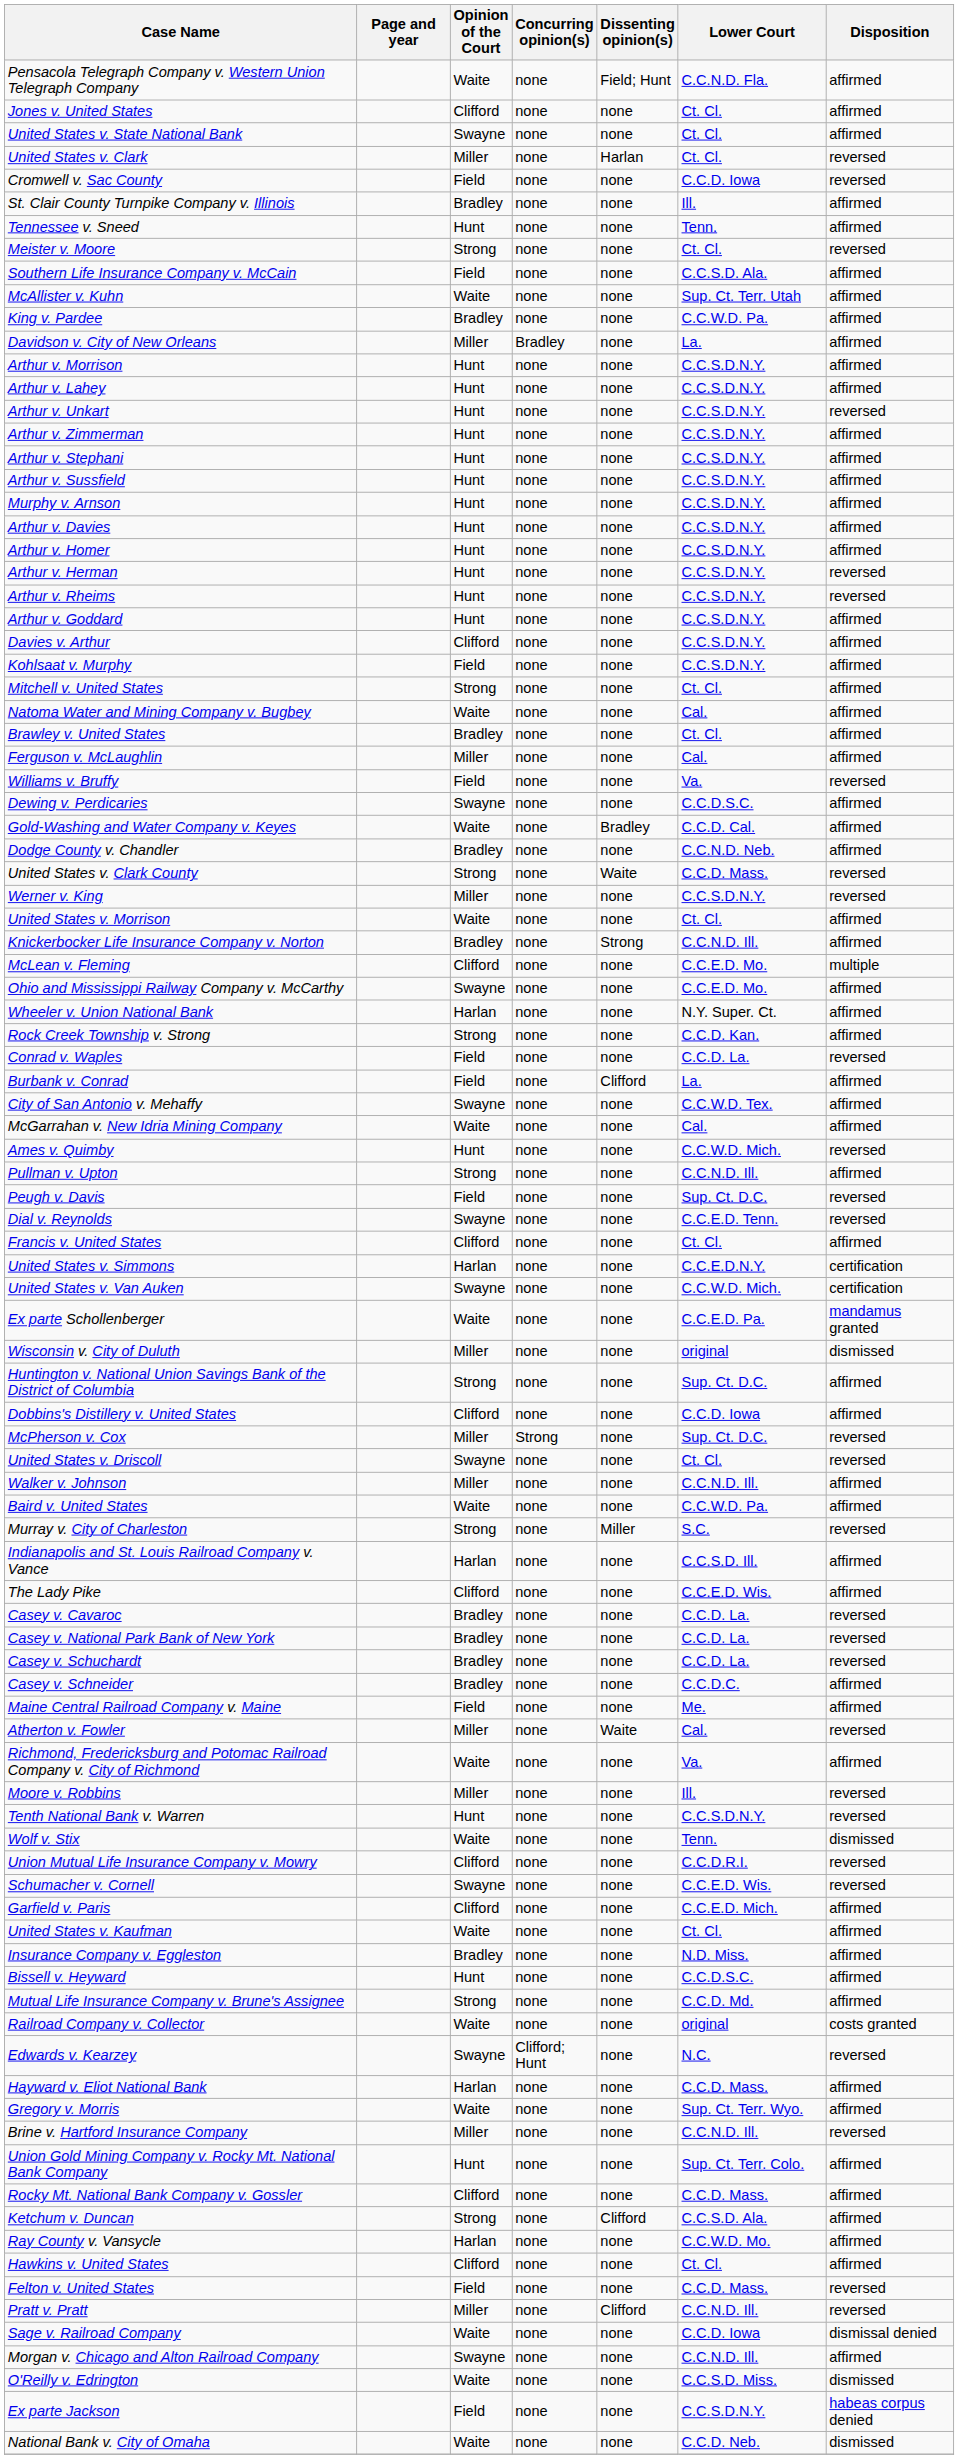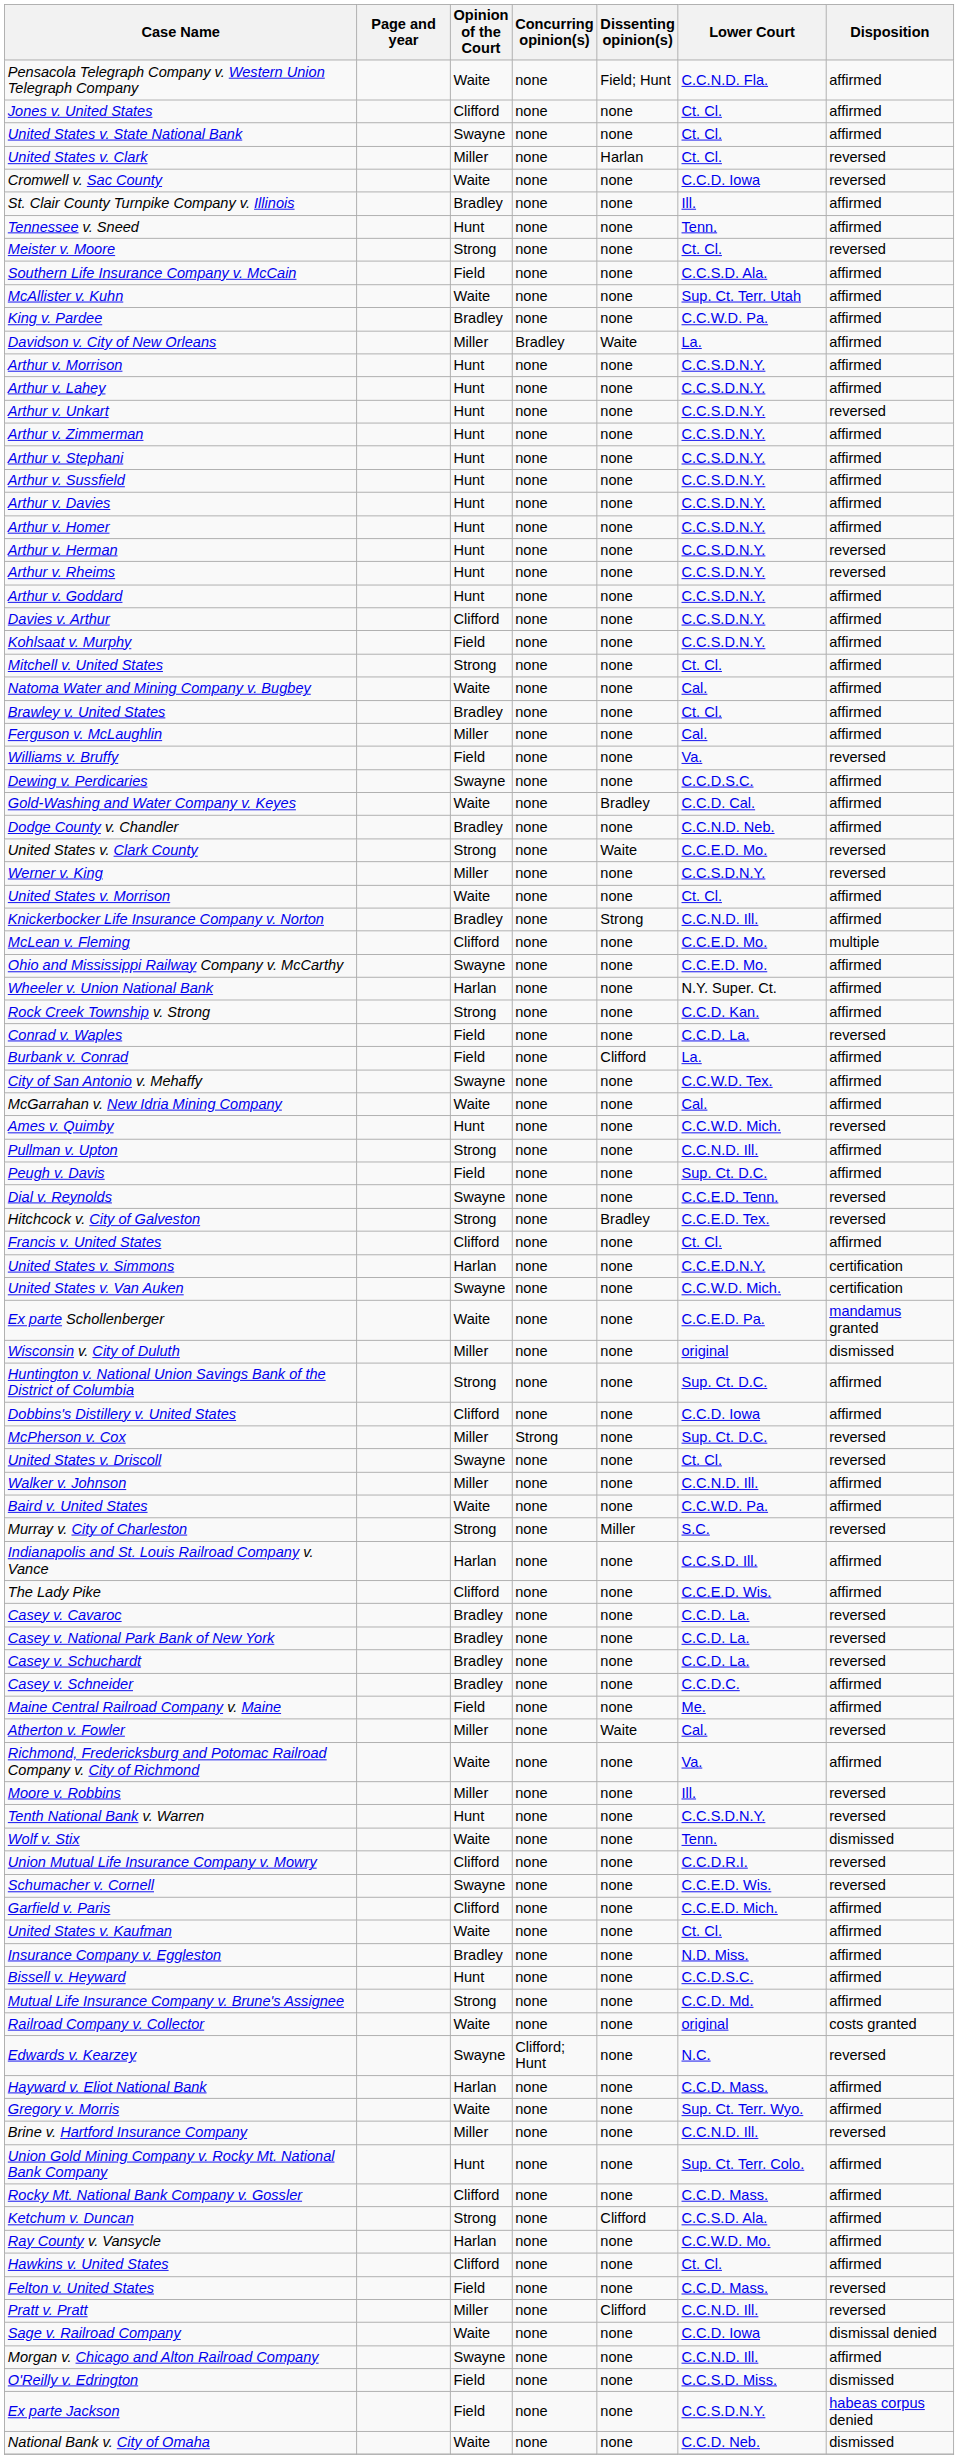(469, 180) Field -> (472, 180) Waite
(617, 342) none -> (619, 342) Waite
- row: (64, 503)
(725, 873) C.C.D. Mass. -> (724, 850) C.C.E.D. Mo.
(858, 1196) reversed -> (855, 1173) affirmed
+ row: (104, 1219)
(472, 2380) Waite -> (469, 2380) Field
